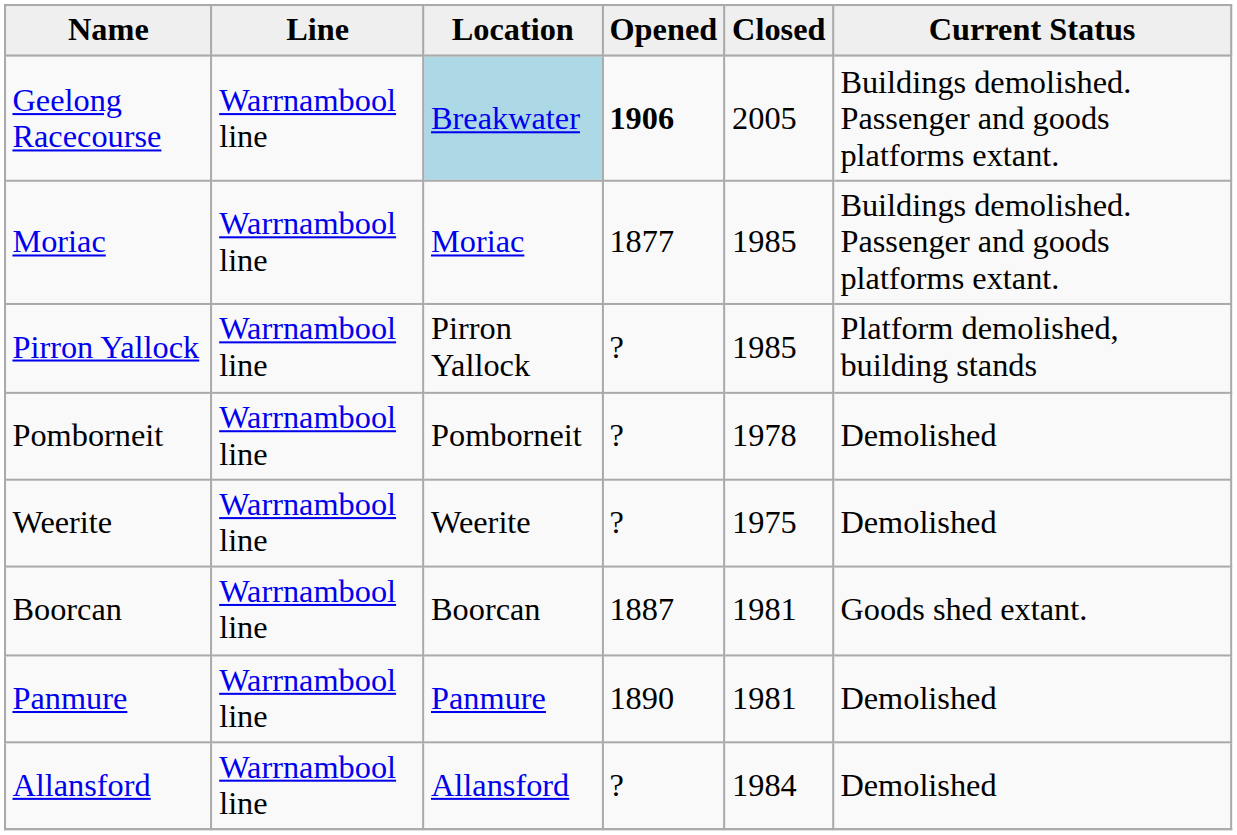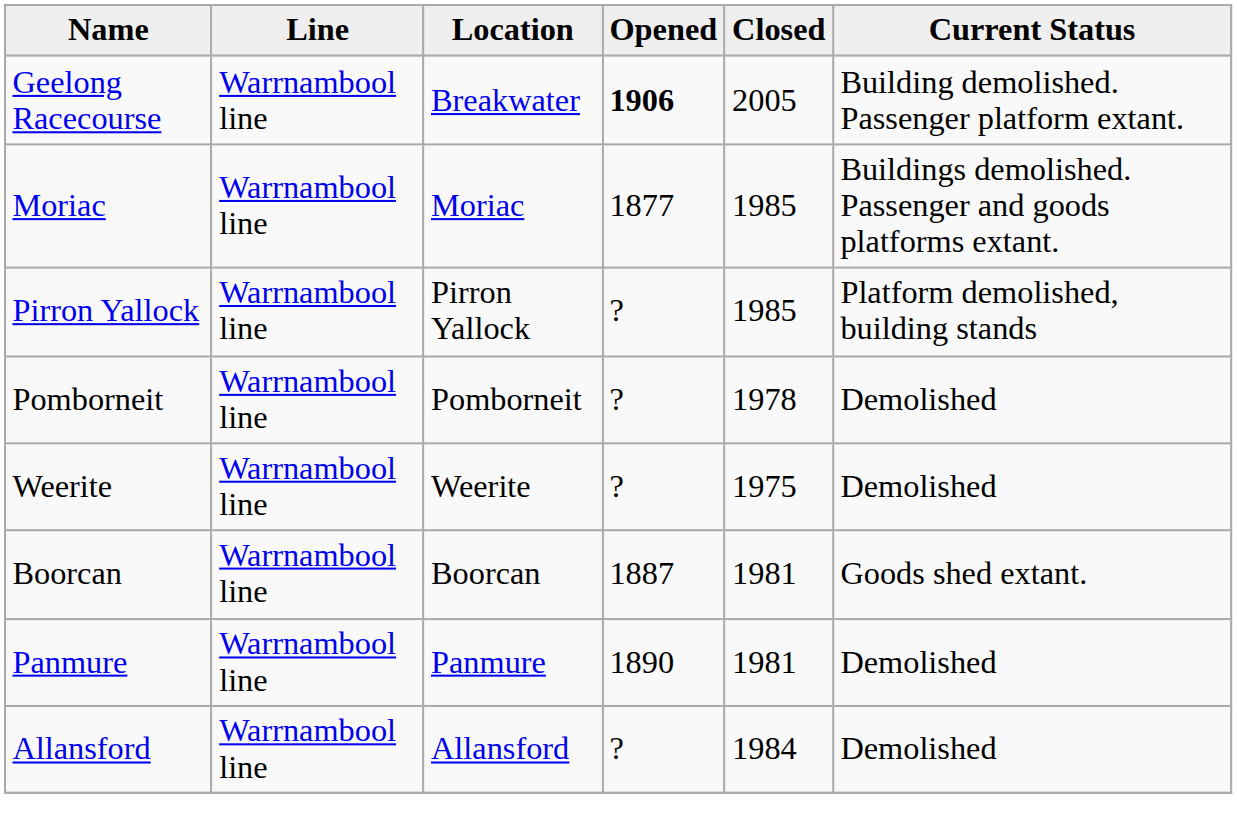(505, 117) lightblue background -> (505, 99) no background
(986, 117) Buildings demolished. Passenger and goods platforms extant. -> (1012, 99) Building demolished. Passenger platform extant.
